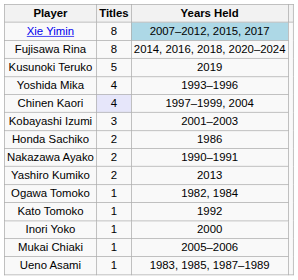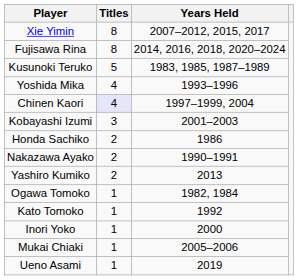(210, 31) lightblue background -> (210, 31) no background
(210, 67) 2019 -> (210, 67) 1983, 1985, 1987–1989
(210, 265) 1983, 1985, 1987–1989 -> (210, 265) 2019
